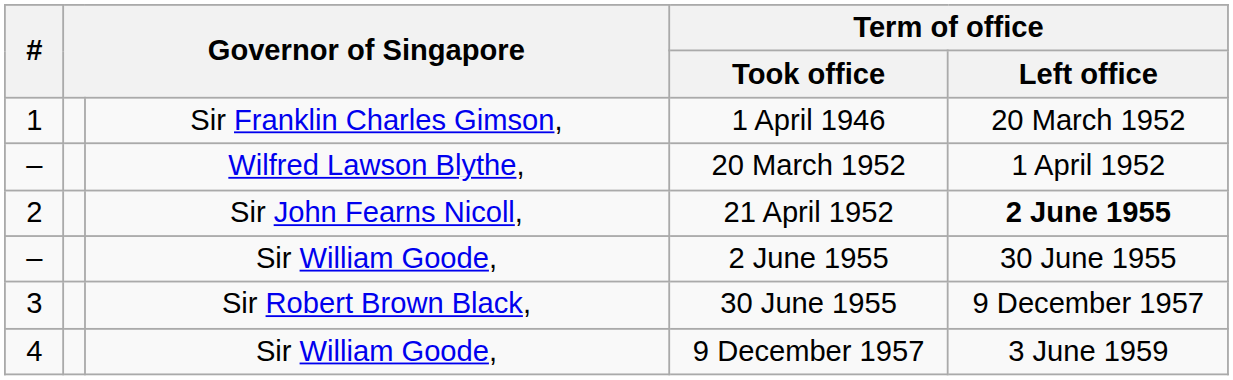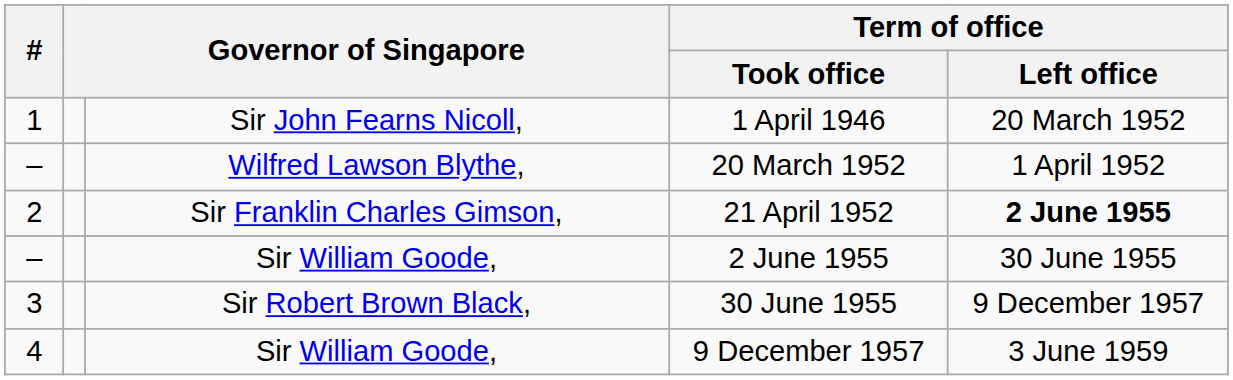(376, 119) Sir Franklin Charles Gimson, -> (376, 119) Sir John Fearns Nicoll,
(376, 212) Sir John Fearns Nicoll, -> (376, 212) Sir Franklin Charles Gimson,
